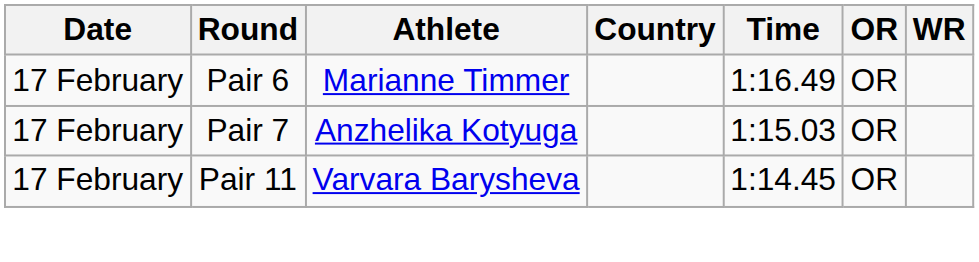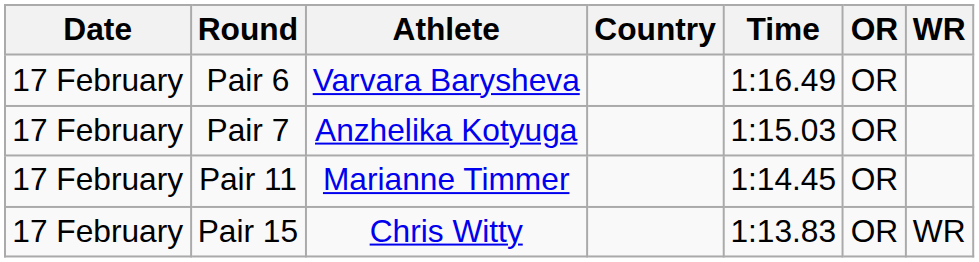(446, 79) Marianne Timmer -> (446, 79) Varvara Barysheva
(446, 180) Varvara Barysheva -> (446, 180) Marianne Timmer
+ row: (248, 230)
